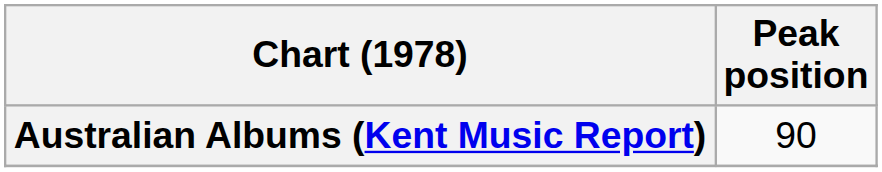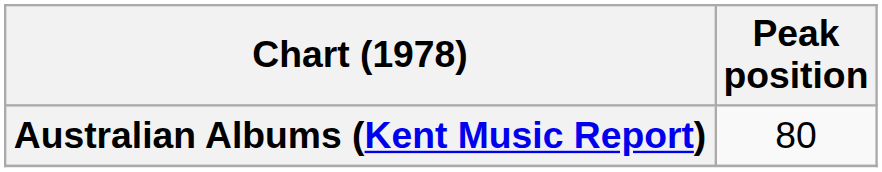(796, 135) 90 -> (796, 135) 80
